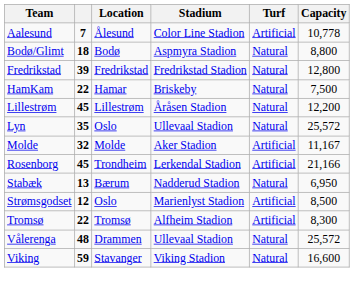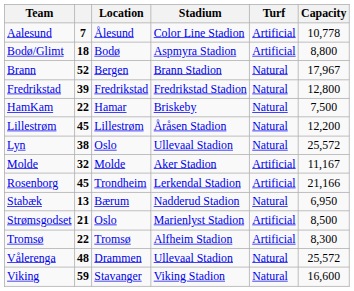(270, 51) Natural -> (274, 51) Artificial
+ row: (22, 70)
(83, 126) 35 -> (83, 145) 38
(83, 201) 12 -> (83, 220) 21
